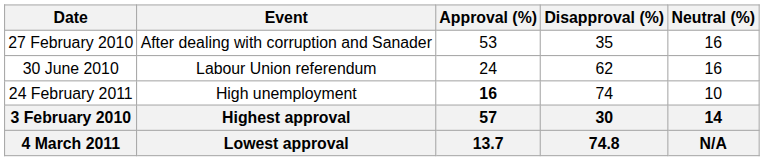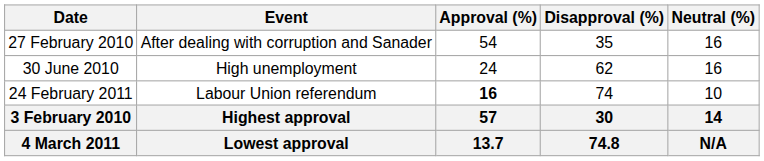(488, 43) 53 -> (488, 43) 54
(286, 68) Labour Union referendum -> (286, 68) High unemployment
(286, 93) High unemployment -> (286, 93) Labour Union referendum
